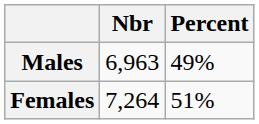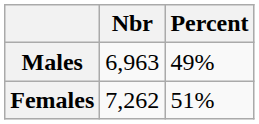(132, 99) 7,264 -> (132, 99) 7,262
